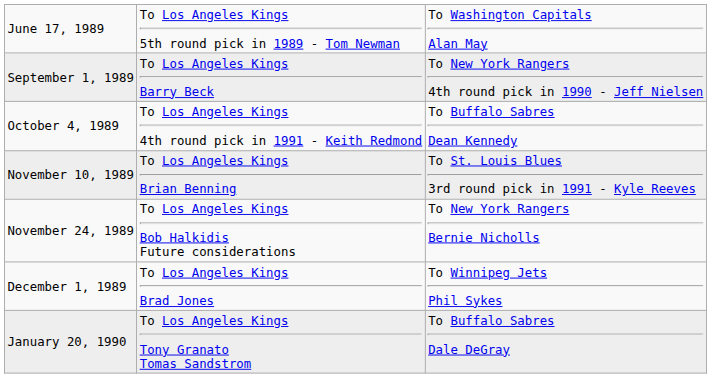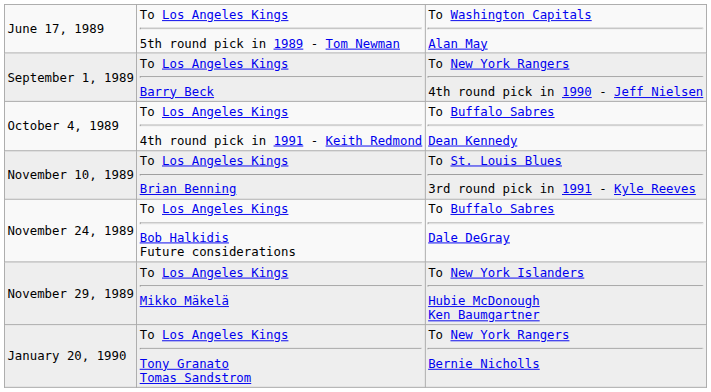(566, 223) To New York Rangers Bernie Nicholls -> (566, 223) To Buffalo Sabres Dale DeGray
+ row: (71, 293)
- row: (67, 286)
(566, 335) To Buffalo Sabres Dale DeGray -> (566, 349) To New York Rangers Bernie Nicholls
